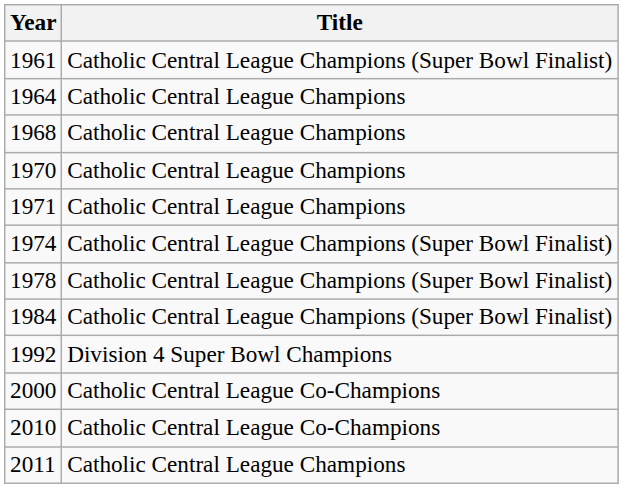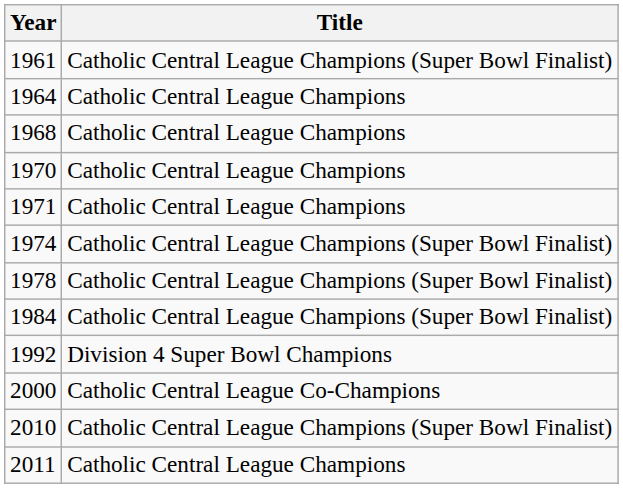(254, 427) Catholic Central League Co-Champions -> (340, 427) Catholic Central League Champions (Super Bowl Finalist)
